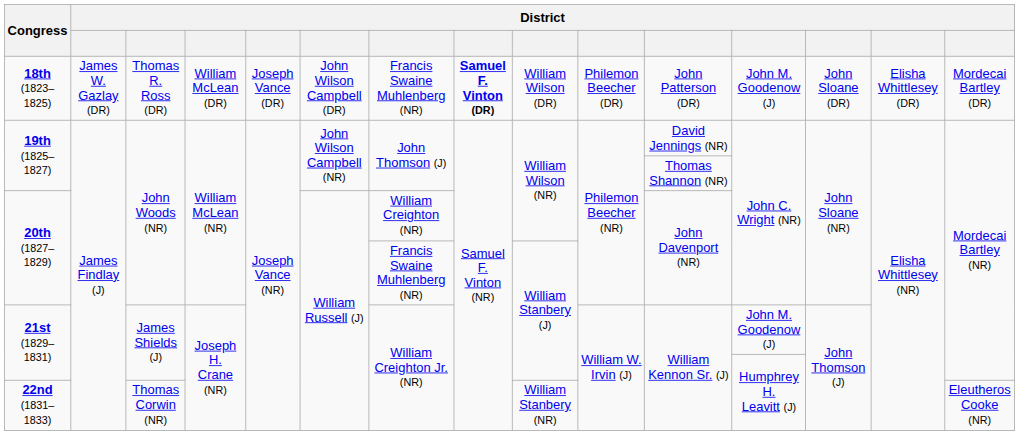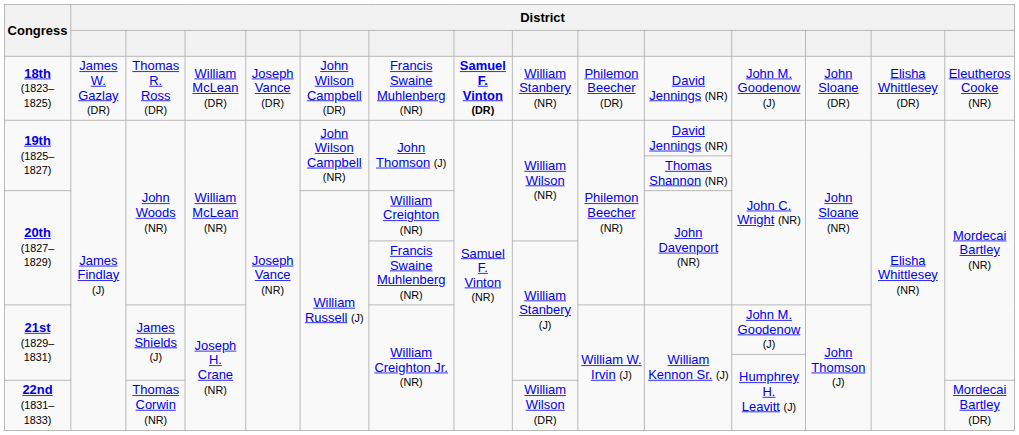(545, 88) William Wilson (DR) -> (545, 88) William Stanbery (NR)
(688, 88) John Patterson (DR) -> (688, 88) David Jennings (NR)
(980, 88) Mordecai Bartley (DR) -> (980, 88) Eleutheros Cooke (NR)
(545, 405) William Stanbery (NR) -> (545, 405) William Wilson (DR)
(980, 405) Eleutheros Cooke (NR) -> (980, 405) Mordecai Bartley (DR)
